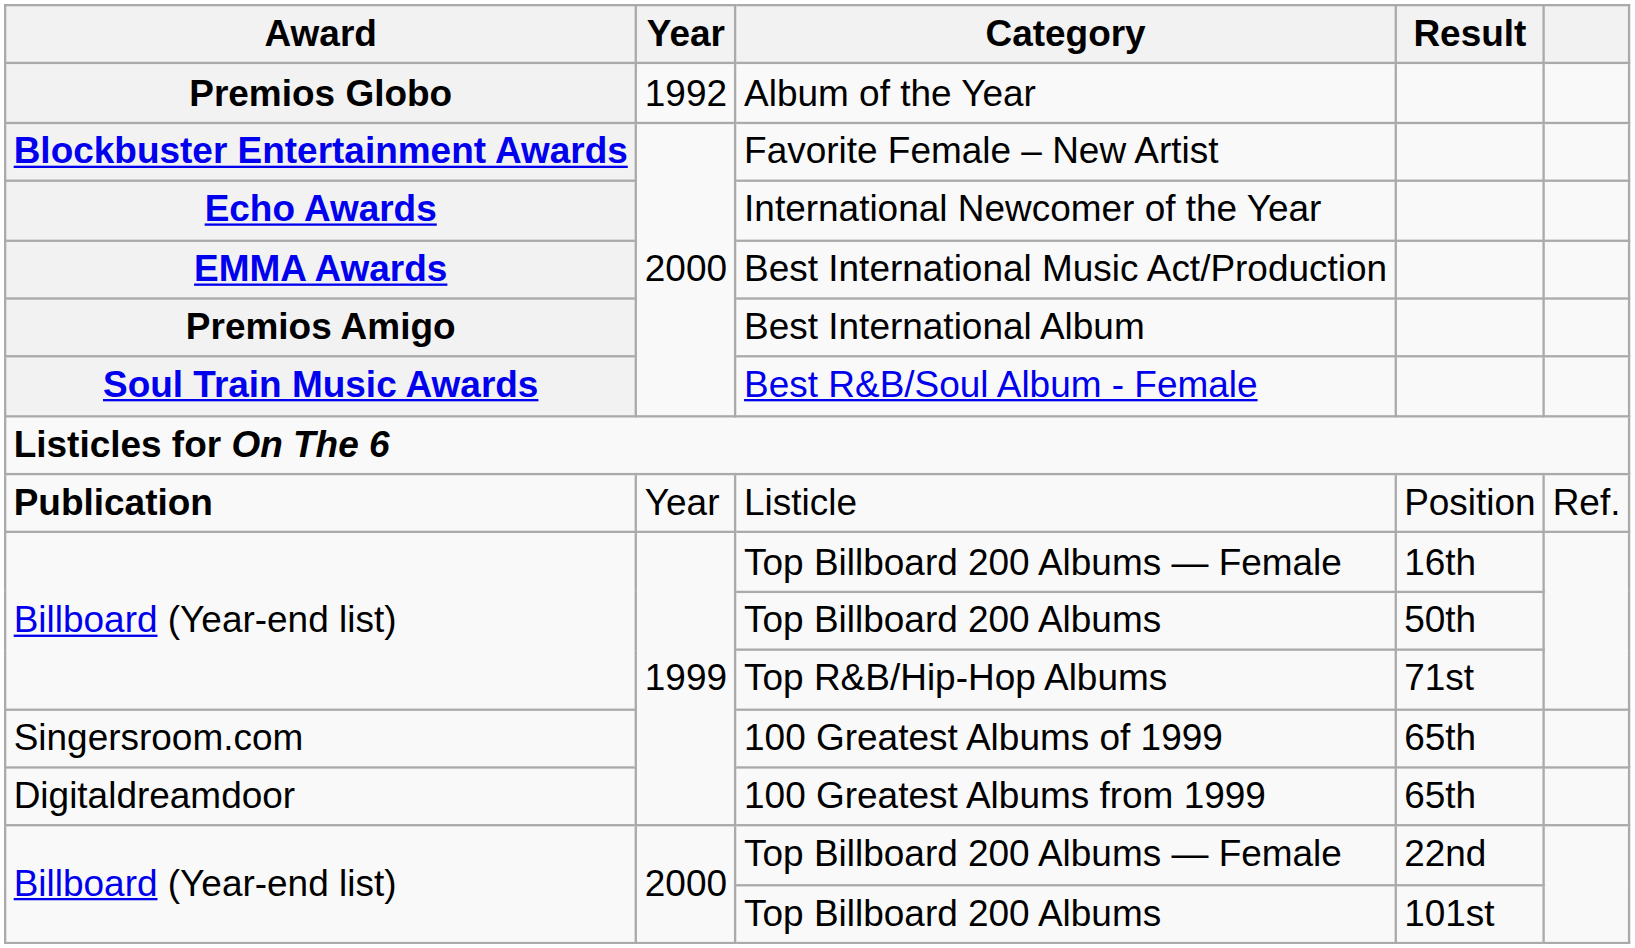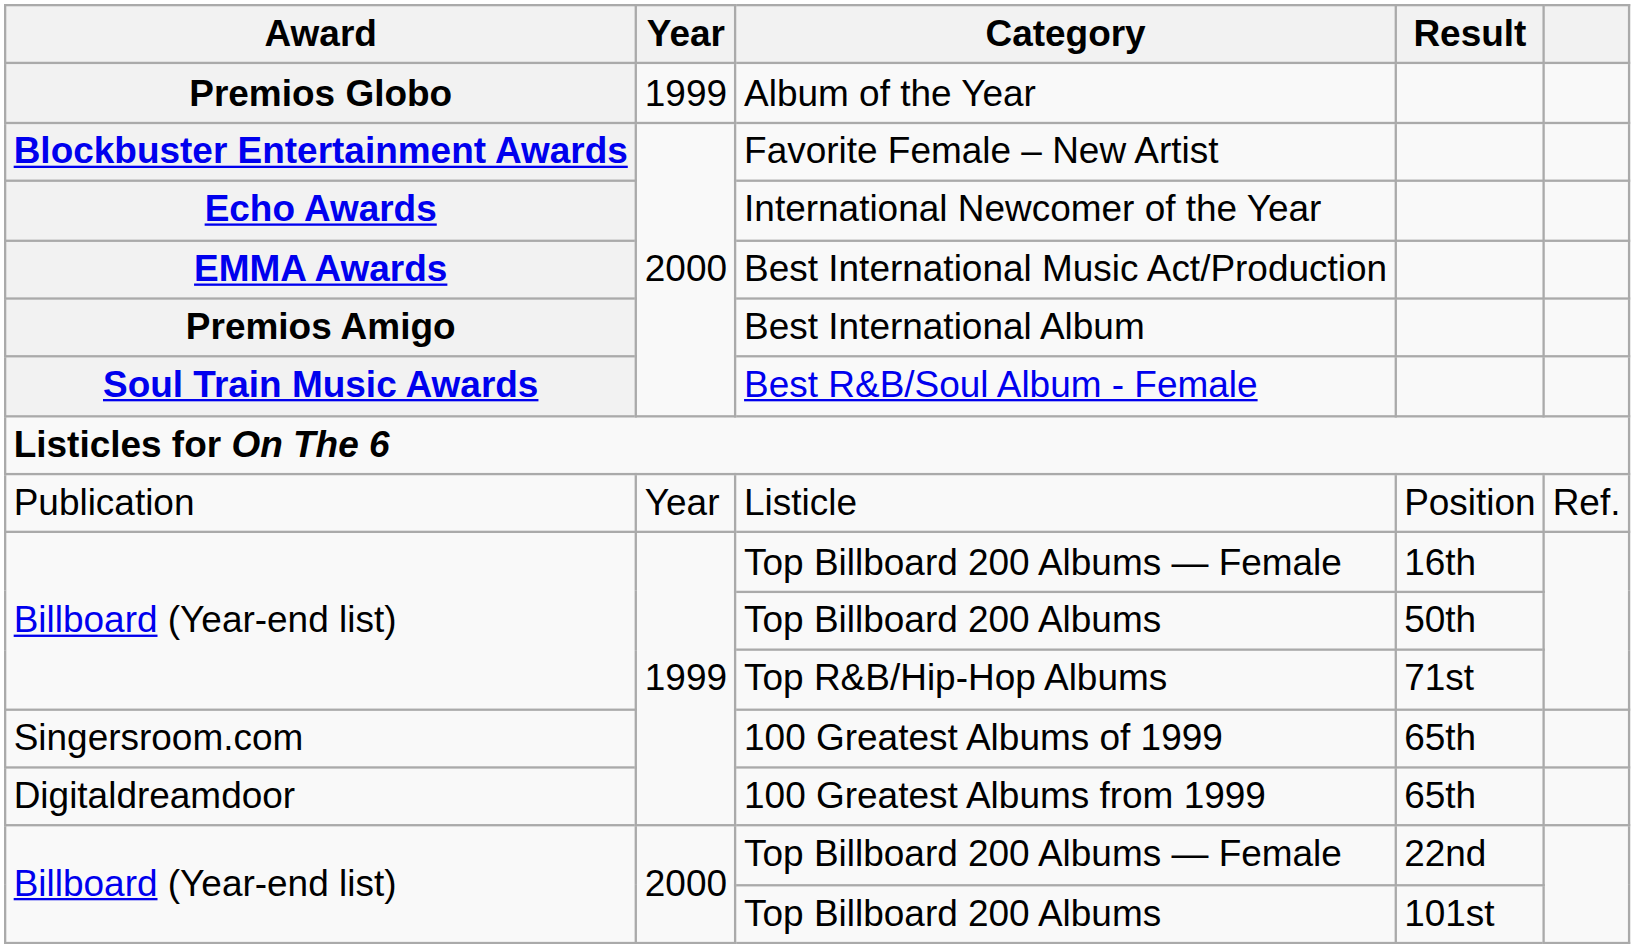(686, 92) 1992 -> (686, 92) 1999
(113, 502) bold -> (104, 502) normal
